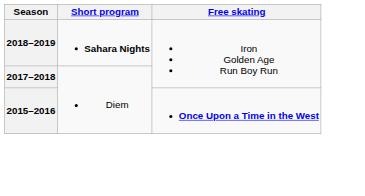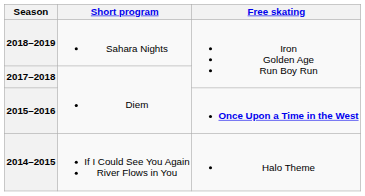(105, 48) bold -> (125, 48) normal
+ row: (31, 162)
